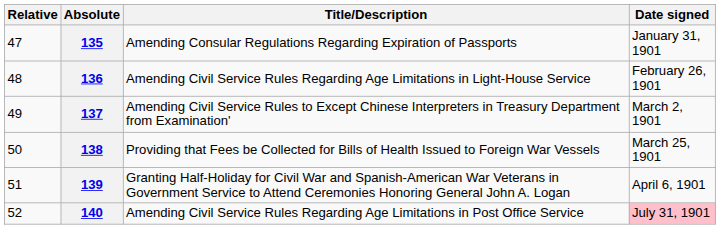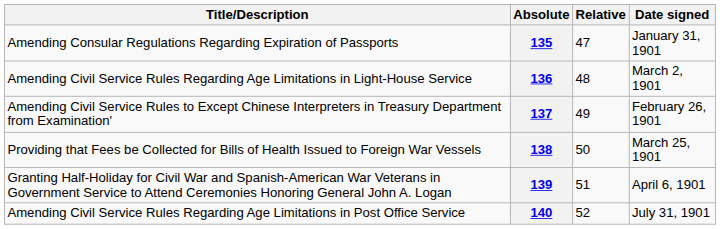columns swapped: (33, 14) <-> (376, 14)
(669, 78) February 26, 1901 -> (657, 78) March 2, 1901
(657, 114) March 2, 1901 -> (669, 114) February 26, 1901
(671, 213) pink background -> (671, 213) no background
